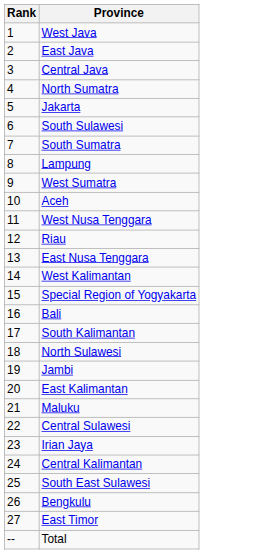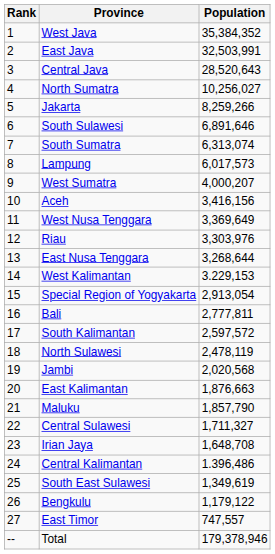+ column: (235, 13)
